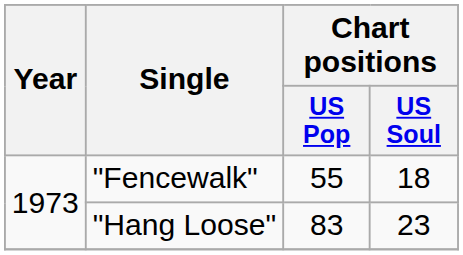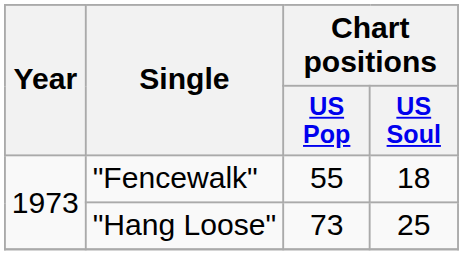(327, 225) 83 -> (327, 225) 73
(414, 225) 23 -> (414, 225) 25
